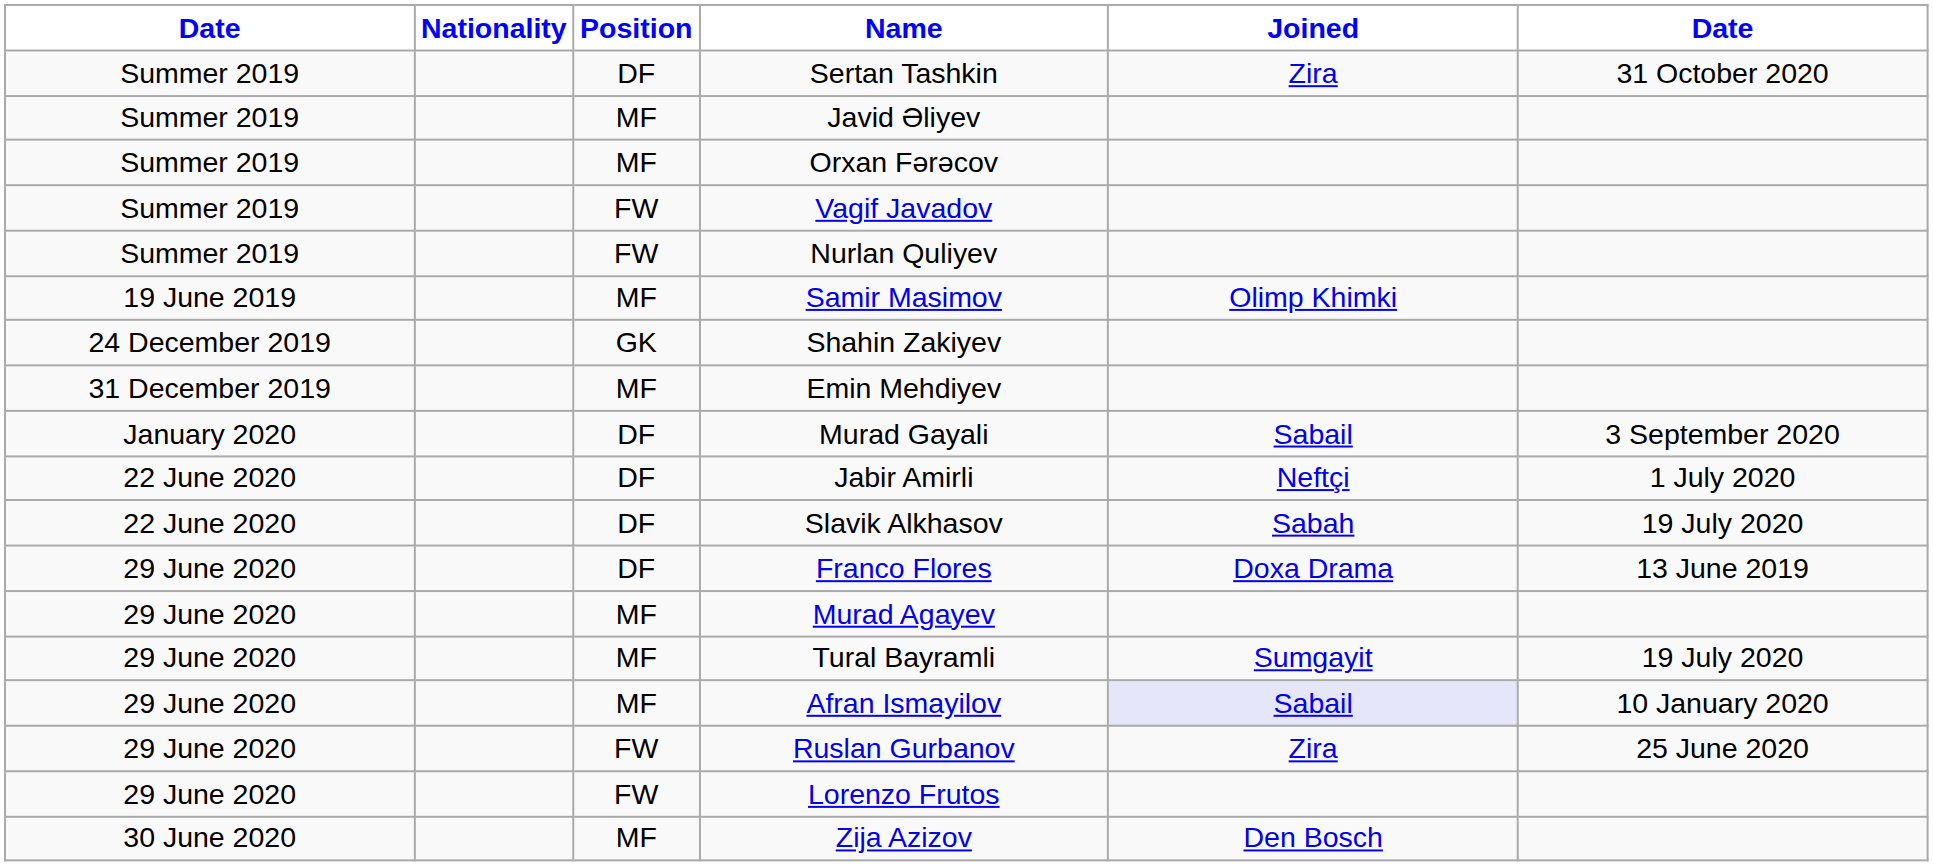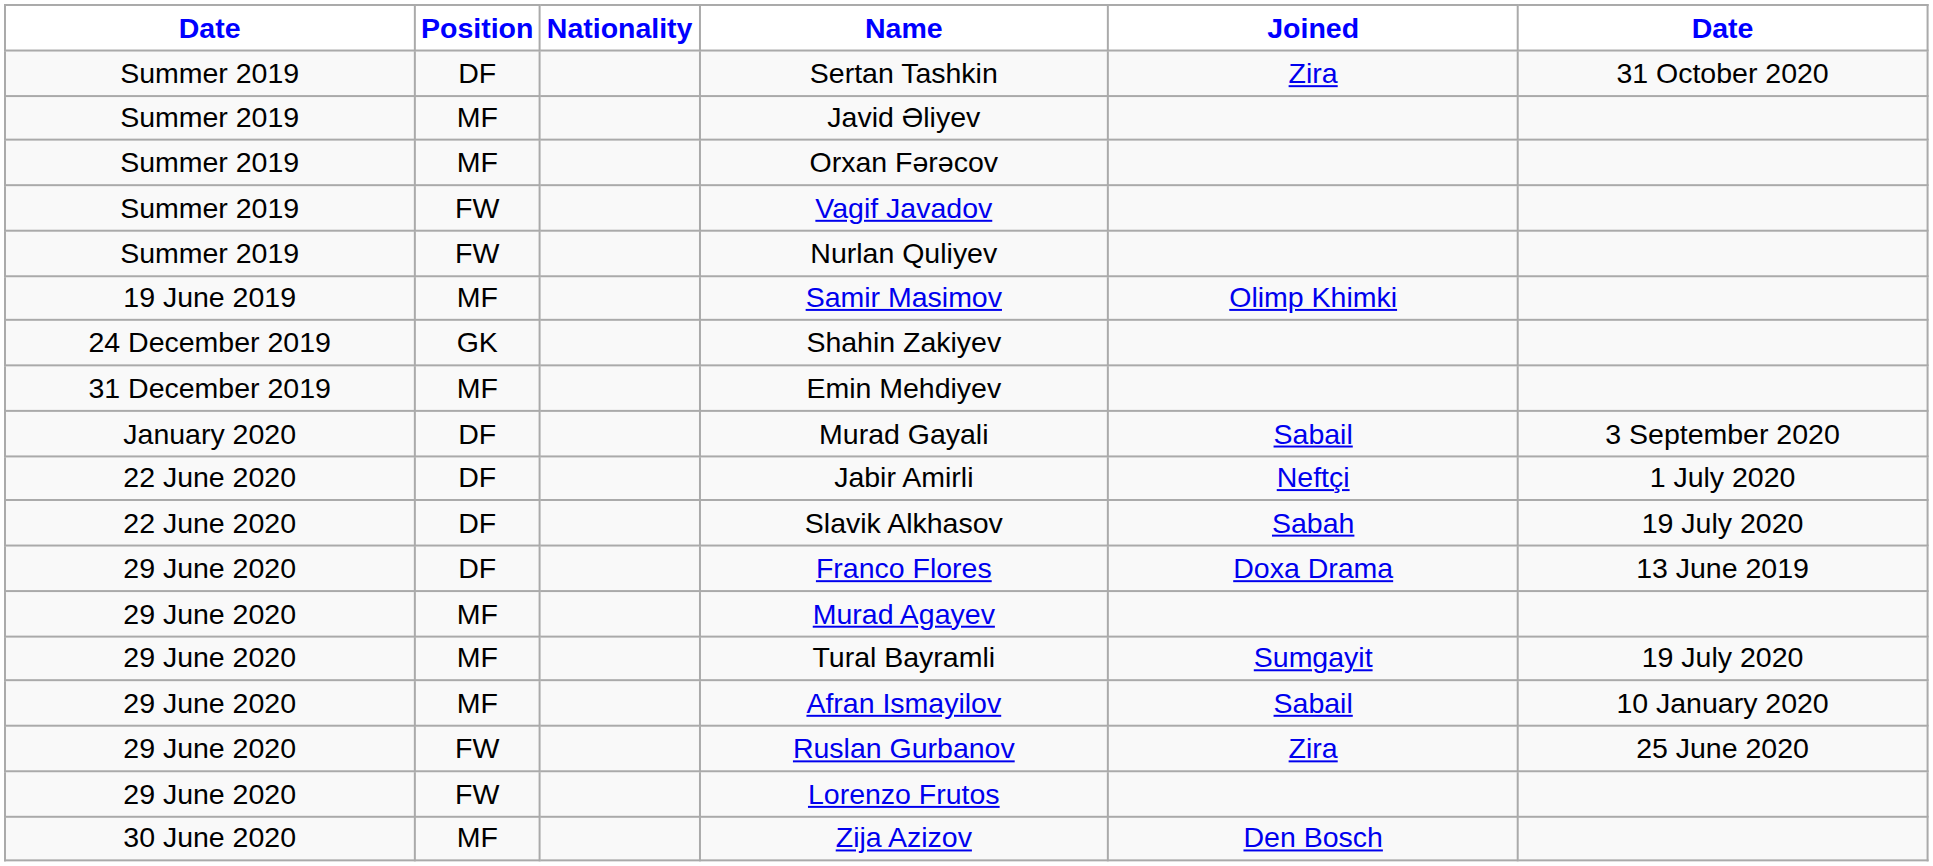columns swapped: (636, 28) <-> (494, 28)
(1313, 704) lavender background -> (1313, 704) no background
